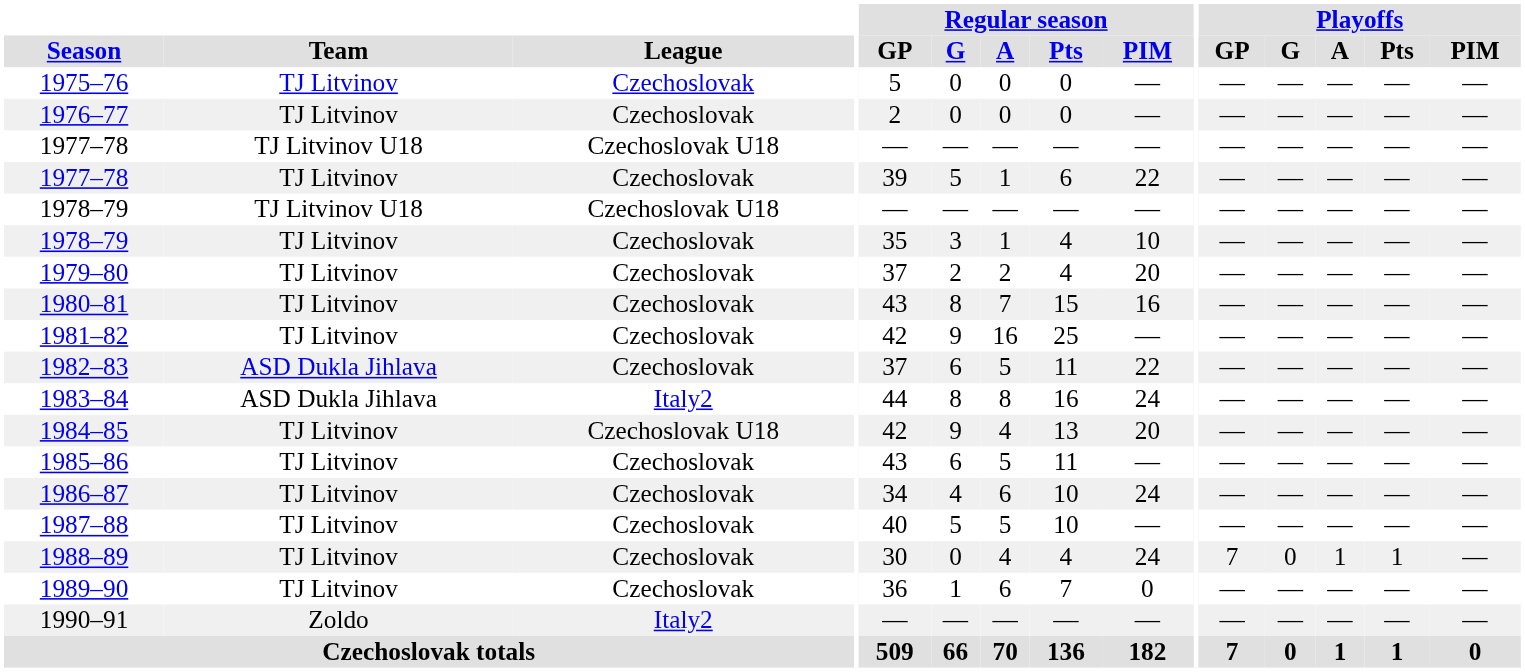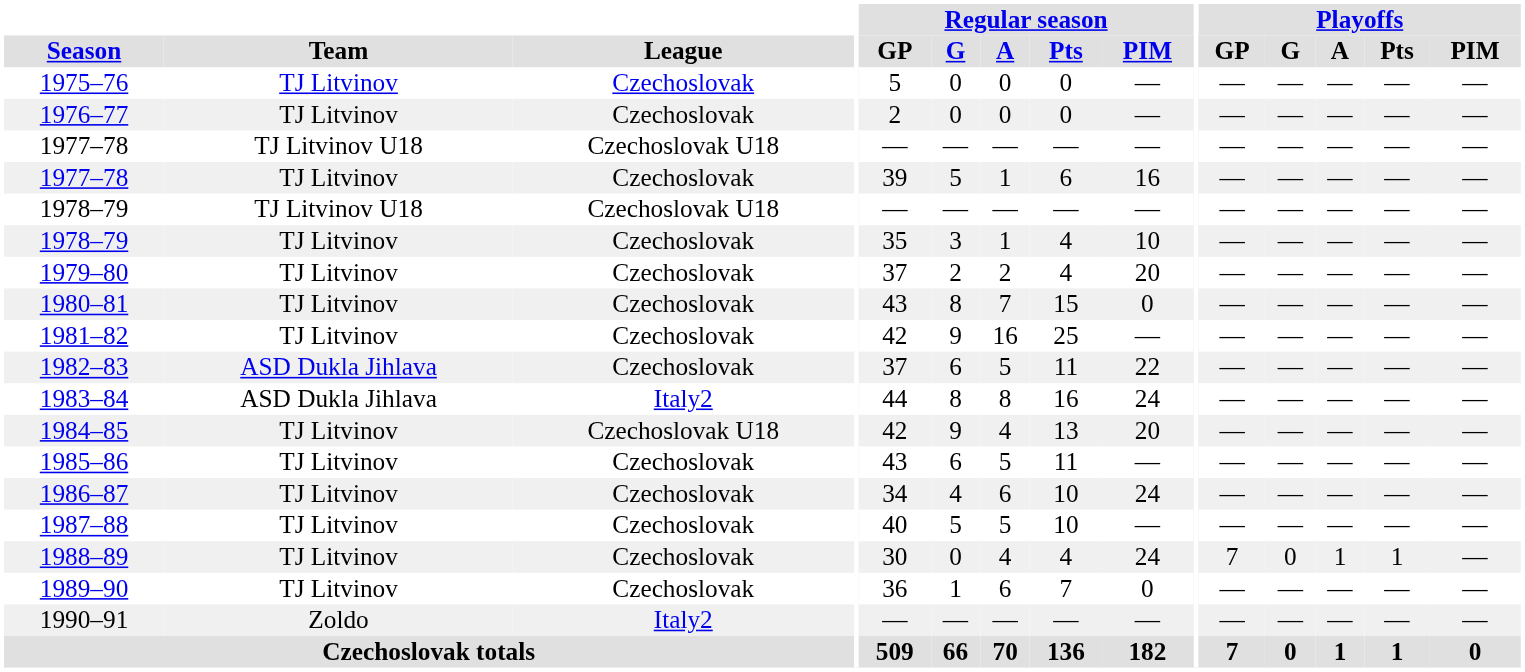(1147, 177) 22 -> (1147, 177) 16
(1147, 303) 16 -> (1147, 303) 0
